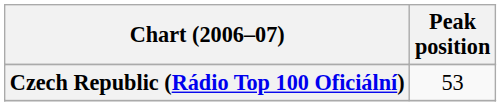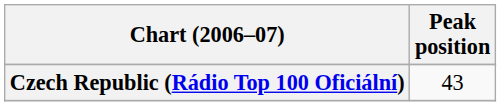(453, 82) 53 -> (453, 82) 43
